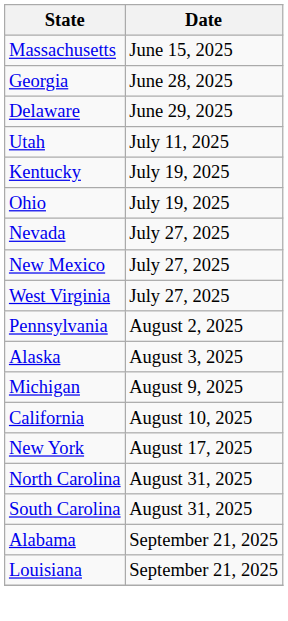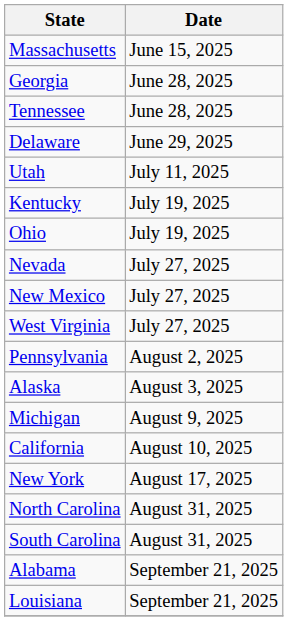+ row: (47, 111)
